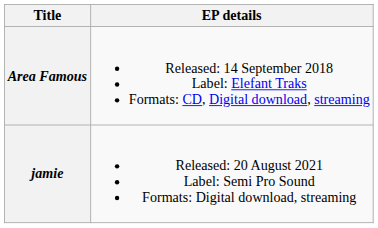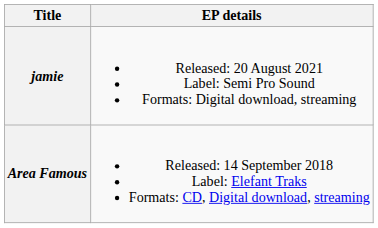rows swapped: (47, 75) <-> (47, 173)
